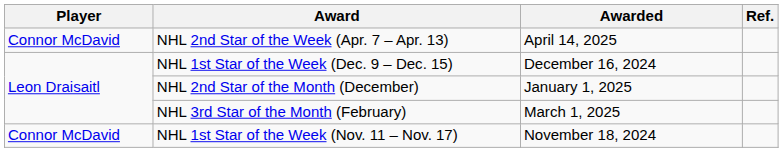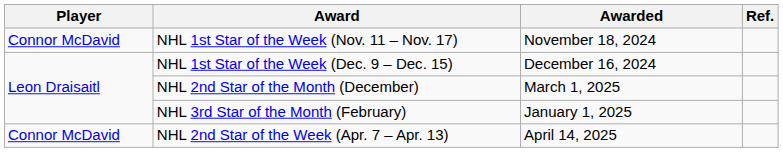rows swapped: (307, 135) <-> (303, 40)
(578, 87) January 1, 2025 -> (572, 87) March 1, 2025
(572, 111) March 1, 2025 -> (578, 111) January 1, 2025
